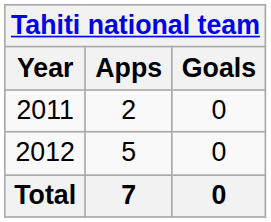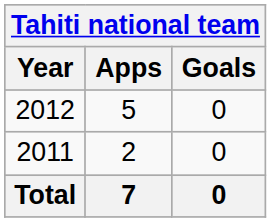rows swapped: (45, 110) <-> (45, 152)
